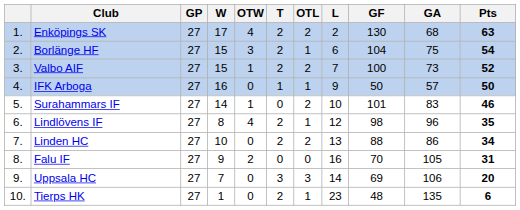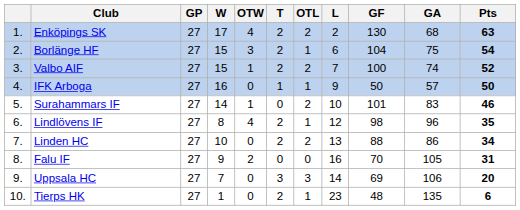(432, 68) 73 -> (432, 68) 74
